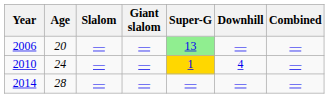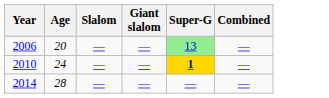- column: (241, 20)
(191, 64) normal -> (191, 64) bold
